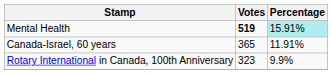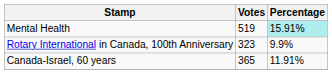(247, 28) bold -> (247, 28) normal
rows swapped: (61, 45) <-> (120, 61)
